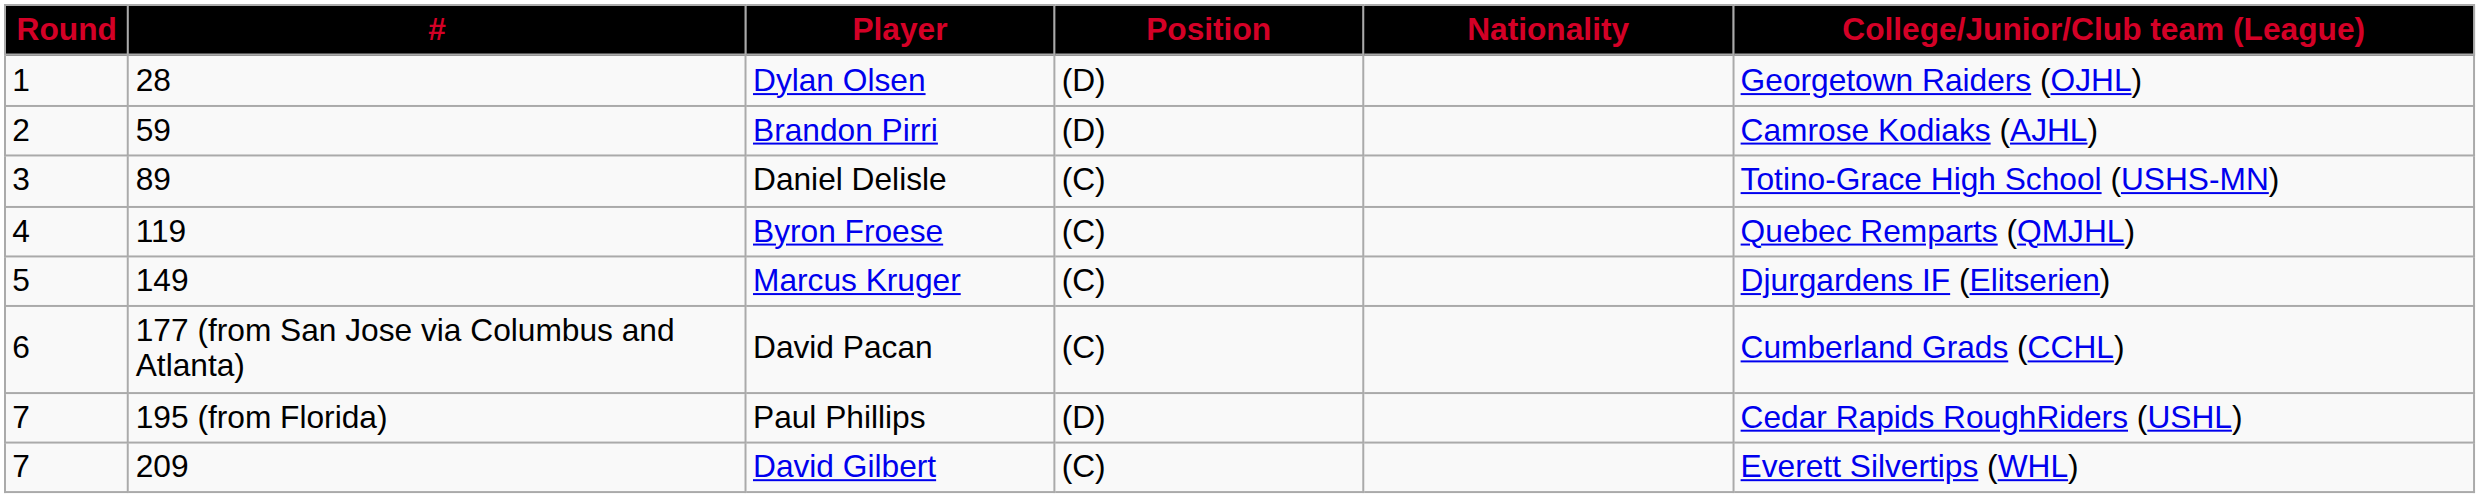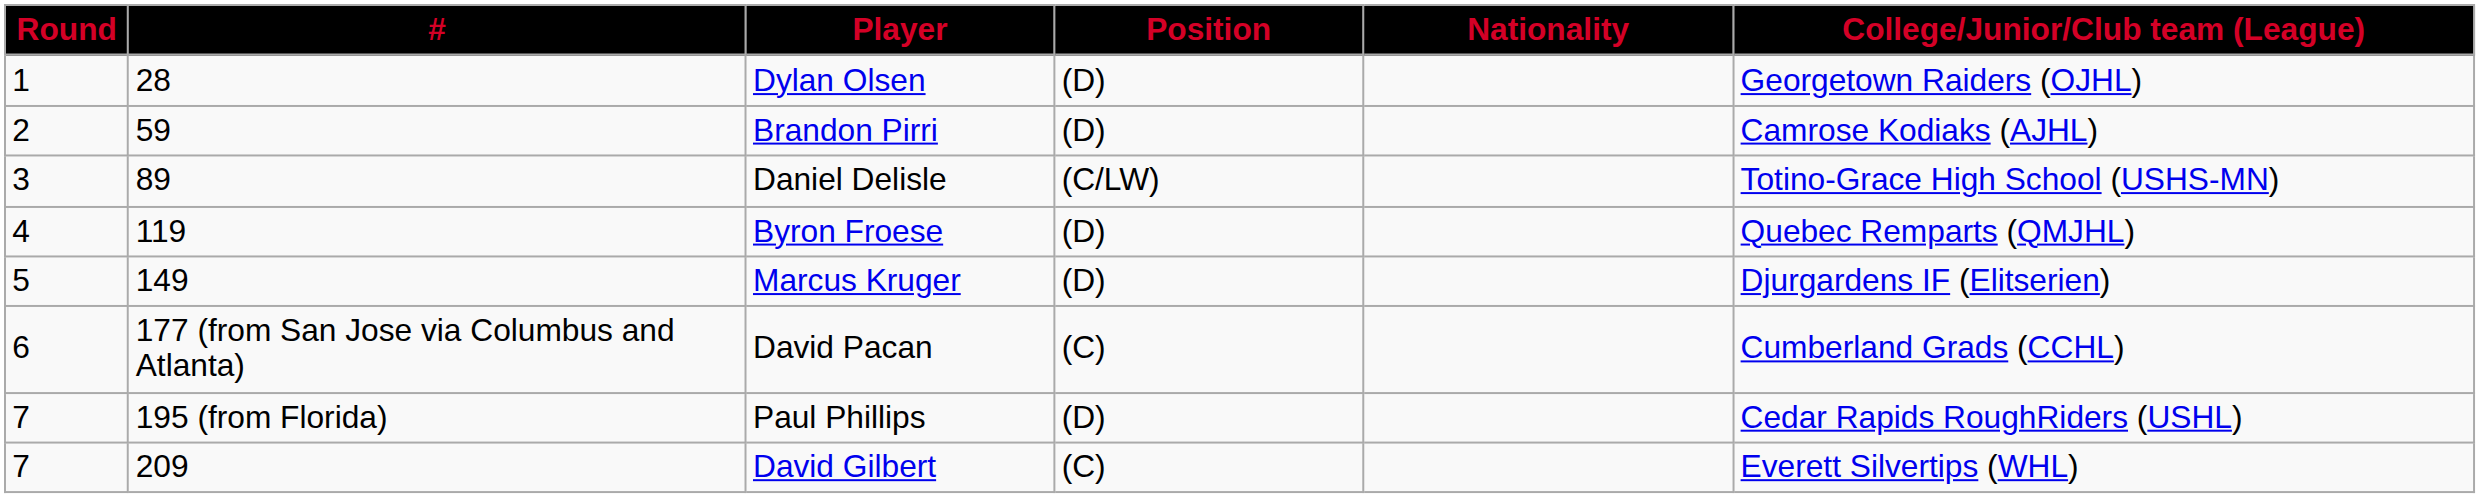(1084, 180) (C) -> (1111, 180) (C/LW)
(1084, 230) (C) -> (1084, 230) (D)
(1084, 280) (C) -> (1084, 280) (D)
